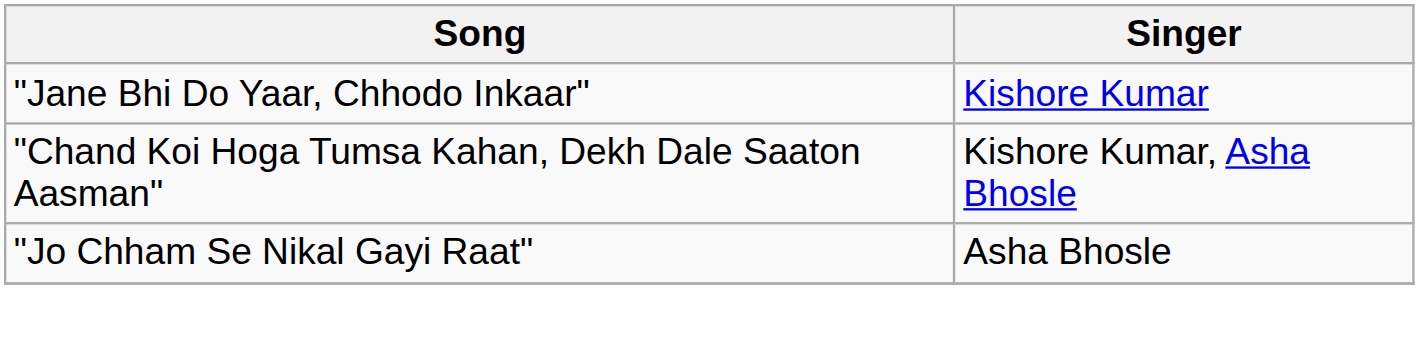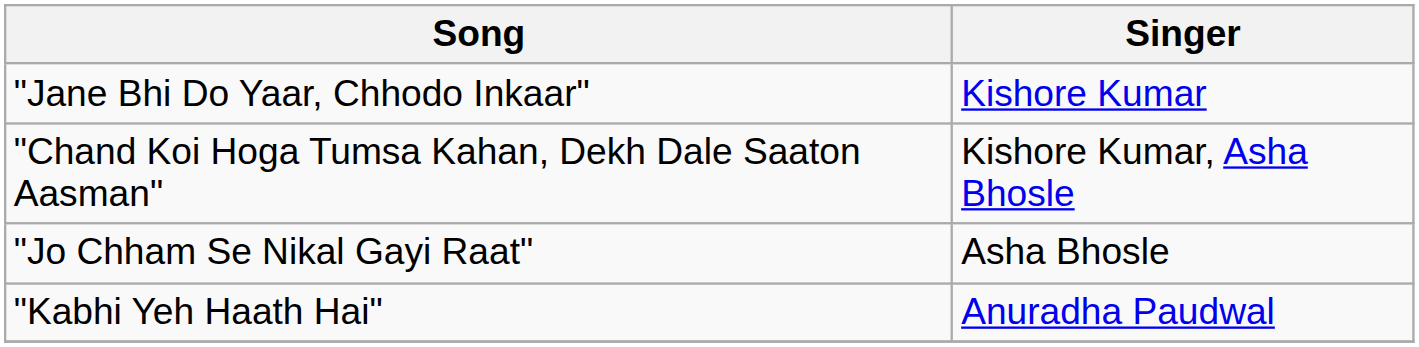+ row: (198, 311)
